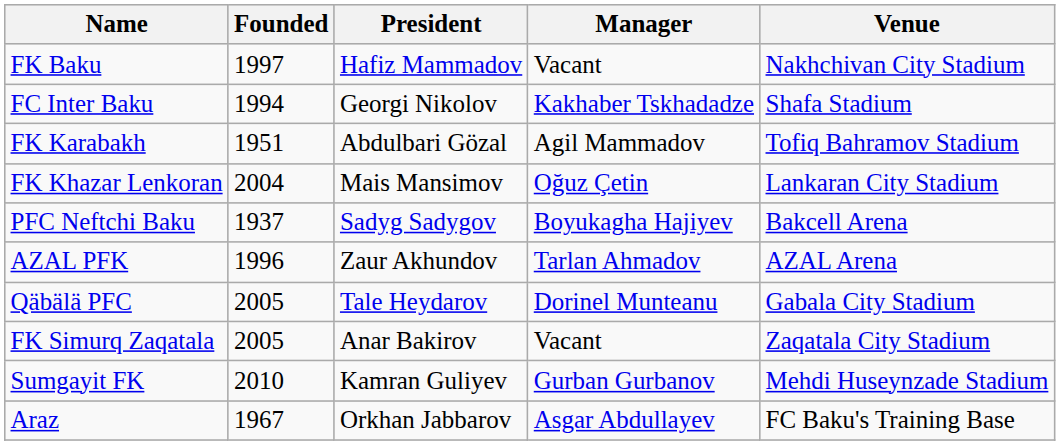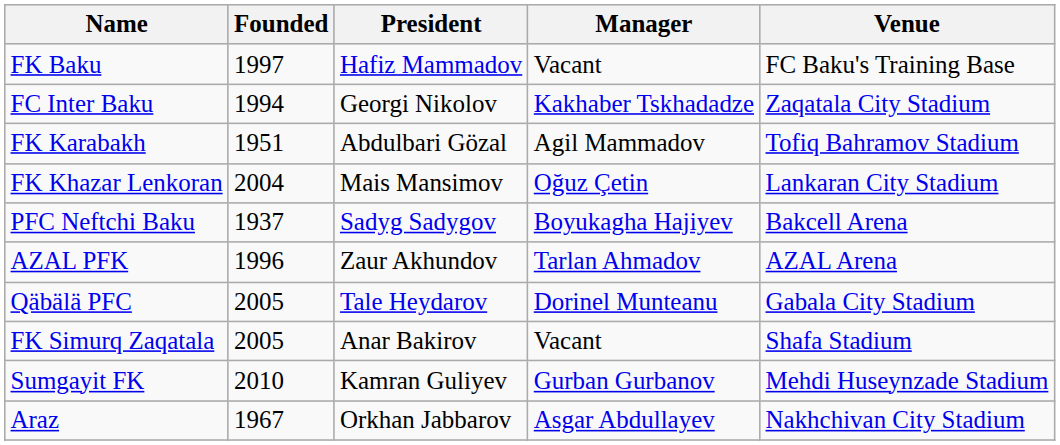(895, 63) Nakhchivan City Stadium -> (890, 63) FC Baku's Training Base
(839, 103) Shafa Stadium -> (878, 103) Zaqatala City Stadium
(878, 340) Zaqatala City Stadium -> (839, 340) Shafa Stadium
(890, 420) FC Baku's Training Base -> (895, 420) Nakhchivan City Stadium
